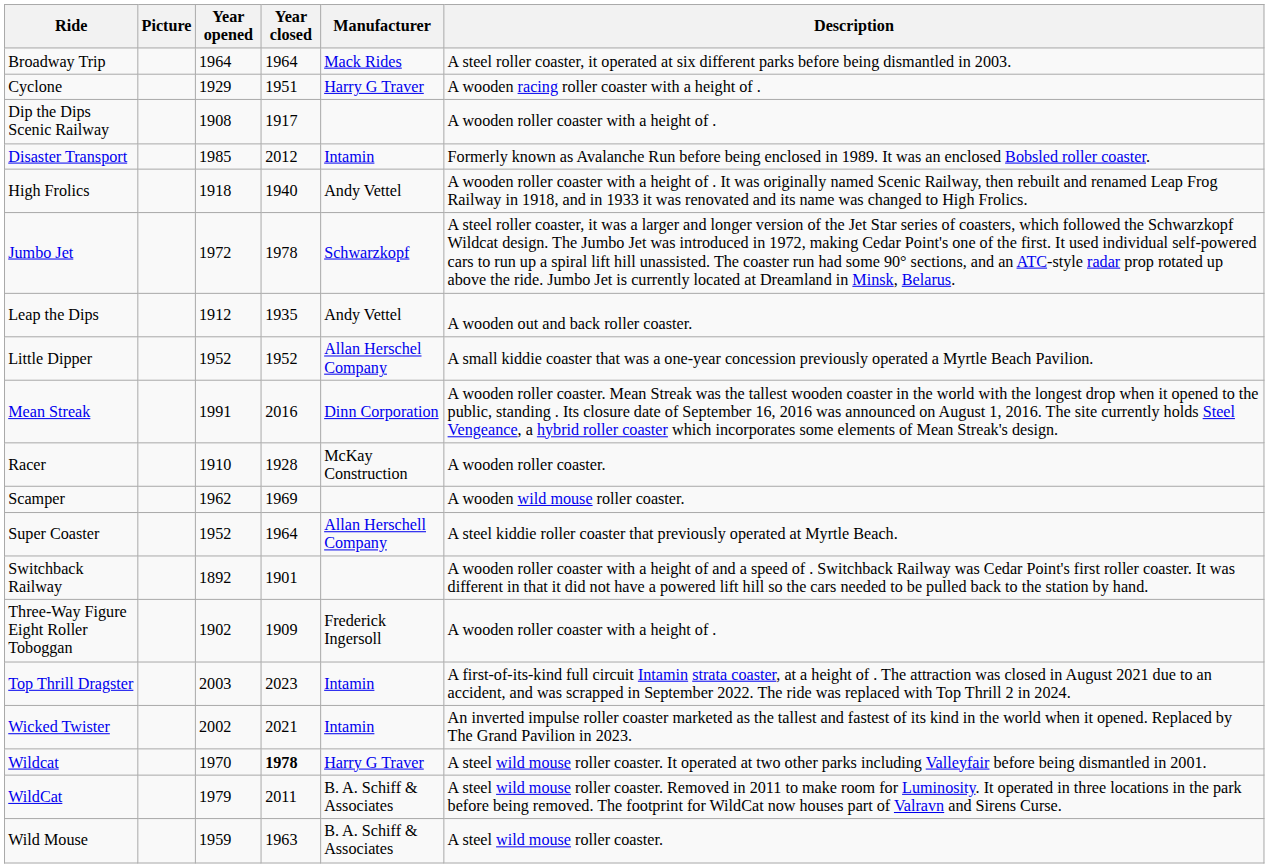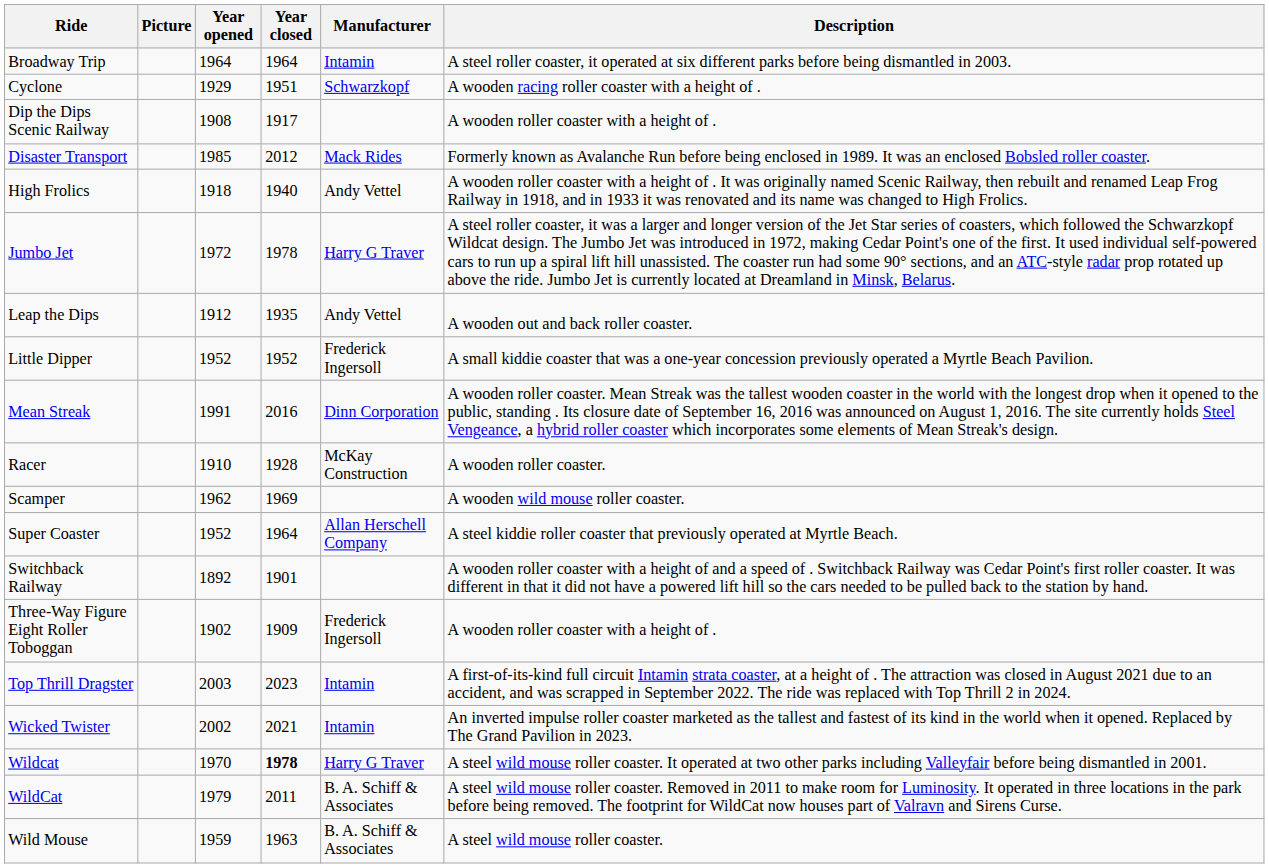(363, 61) Mack Rides -> (349, 61) Intamin
(374, 86) Harry G Traver -> (367, 86) Schwarzkopf
(349, 156) Intamin -> (363, 156) Mack Rides
(367, 252) Schwarzkopf -> (374, 252) Harry G Traver
(373, 358) Allan Herschel Company -> (355, 358) Frederick Ingersoll
